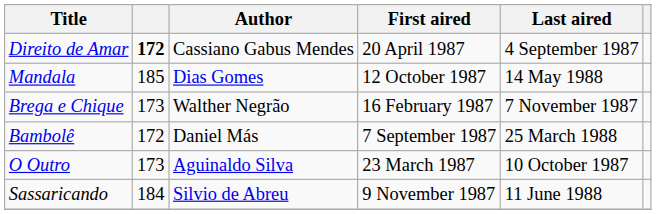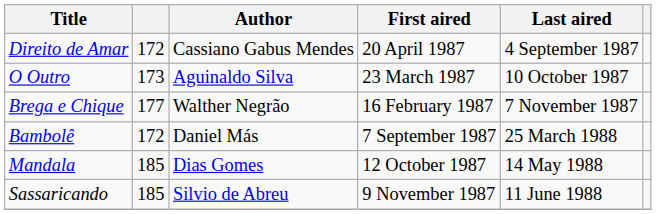(151, 48) bold -> (151, 48) normal
rows swapped: (39, 164) <-> (42, 77)
(151, 106) 173 -> (151, 106) 177
(151, 194) 184 -> (151, 194) 185
